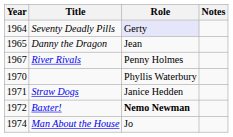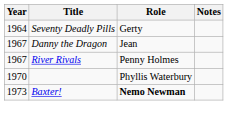(136, 28) lavender background -> (131, 28) no background
(17, 44) 1965 -> (17, 44) 1967
- row: (55, 92)
(17, 108) 1972 -> (17, 92) 1973
- row: (75, 124)
